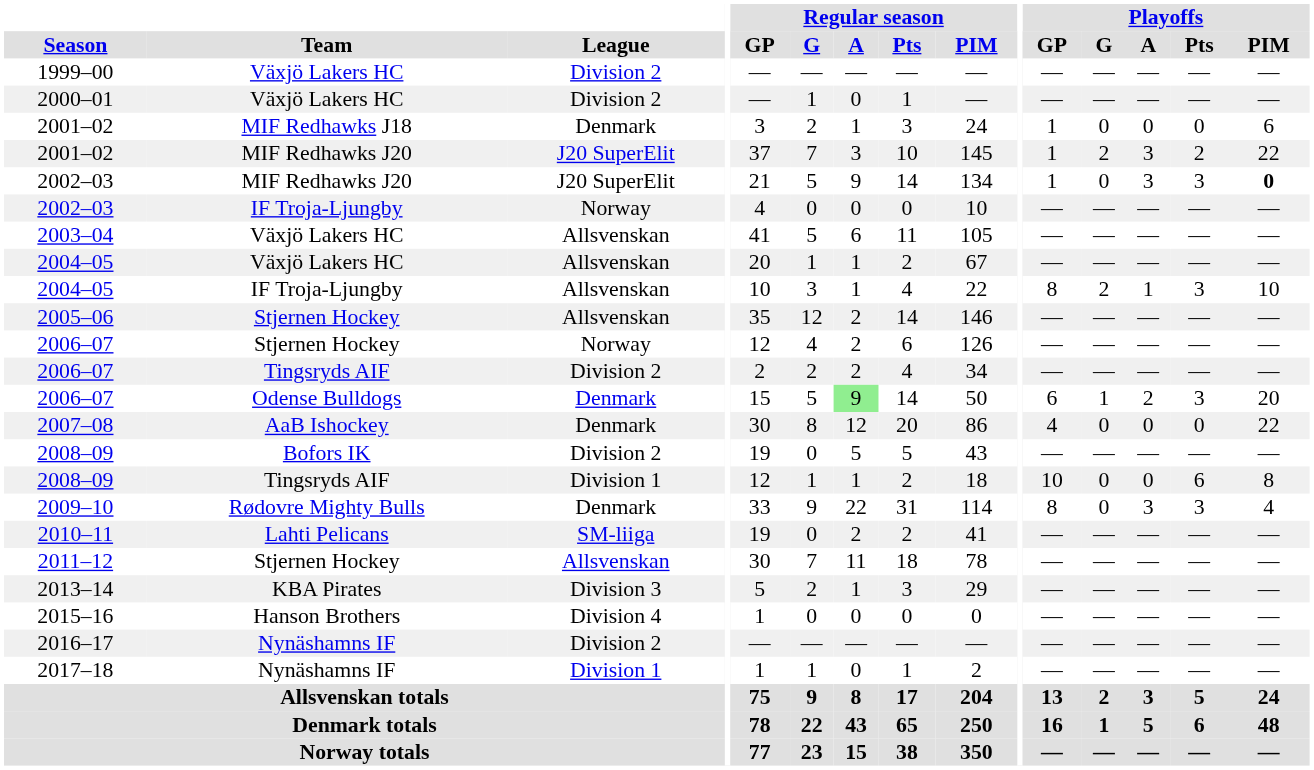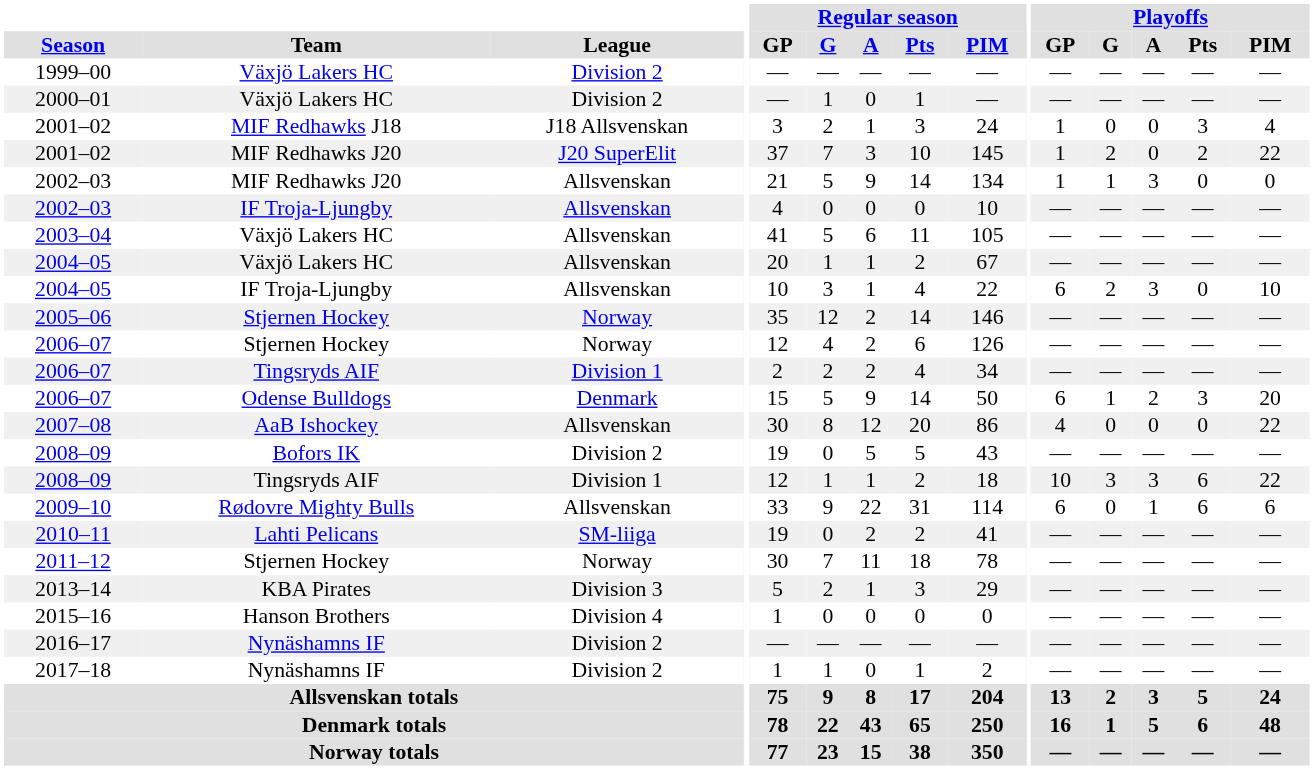(616, 126) Denmark -> (617, 126) J18 Allsvenskan
(1199, 126) 0 -> (1203, 126) 3
(1269, 126) 6 -> (1270, 126) 4
(1148, 153) 3 -> (1153, 153) 0
(616, 180) J20 SuperElit -> (617, 180) Allsvenskan
(1104, 180) 0 -> (1111, 180) 1
(1199, 180) 3 -> (1203, 180) 0
(1269, 180) bold -> (1270, 180) normal
(616, 207) Norway -> (617, 207) Allsvenskan
(1052, 289) 8 -> (1060, 289) 6
(1148, 289) 1 -> (1153, 289) 3
(1199, 289) 3 -> (1203, 289) 0
(616, 316) Allsvenskan -> (617, 316) Norway
(616, 371) Division 2 -> (617, 371) Division 1
(856, 398) lightgreen background -> (871, 398) no background
(616, 425) Denmark -> (617, 425) Allsvenskan
(1104, 479) 0 -> (1111, 479) 3
(1148, 479) 0 -> (1153, 479) 3
(1269, 479) 8 -> (1270, 479) 22
(616, 507) Denmark -> (617, 507) Allsvenskan
(1052, 507) 8 -> (1060, 507) 6
(1148, 507) 3 -> (1153, 507) 1
(1199, 507) 3 -> (1203, 507) 6
(1269, 507) 4 -> (1270, 507) 6
(616, 561) Allsvenskan -> (617, 561) Norway
(616, 670) Division 1 -> (617, 670) Division 2
